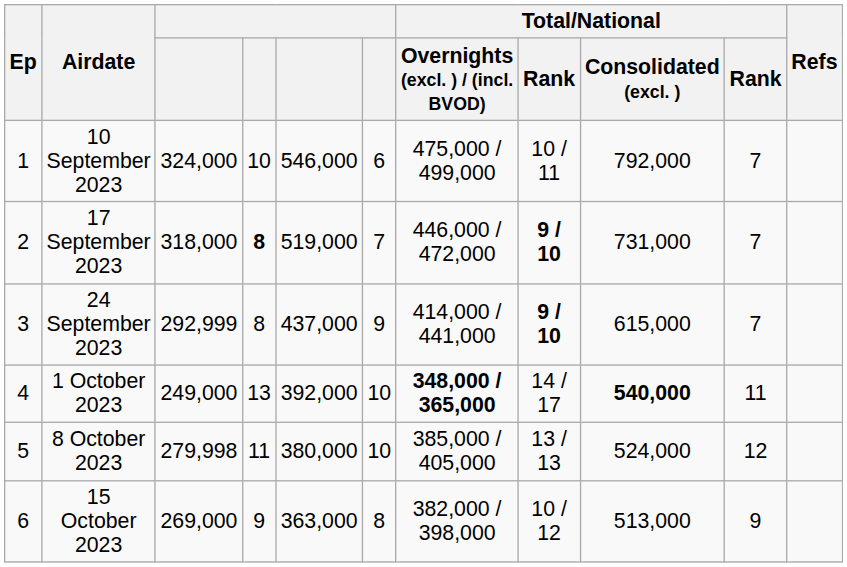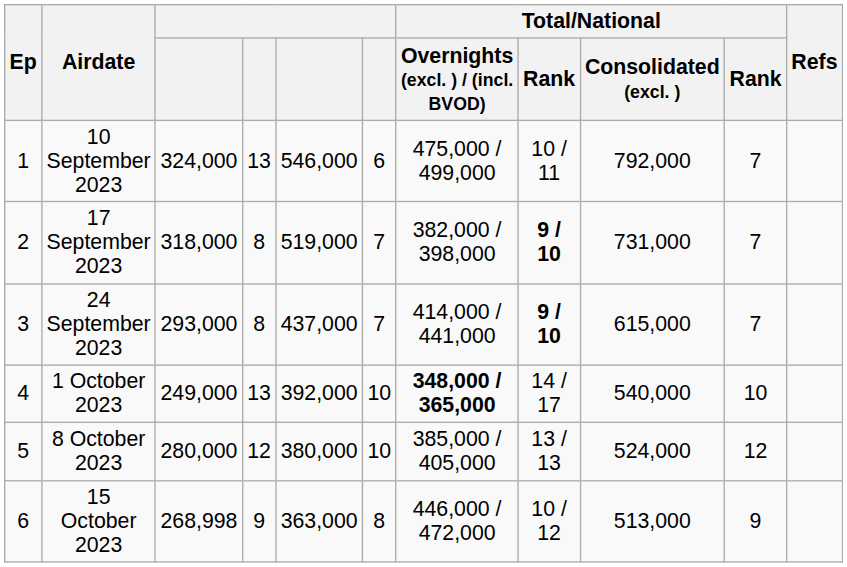(259, 160) 10 -> (259, 160) 13
(259, 242) bold -> (259, 242) normal
(457, 242) 446,000 / 472,000 -> (457, 242) 382,000 / 398,000
(199, 323) 292,999 -> (199, 323) 293,000
(379, 323) 9 -> (379, 323) 7
(652, 393) bold -> (652, 393) normal
(756, 393) 11 -> (756, 393) 10
(199, 451) 279,998 -> (199, 451) 280,000
(259, 451) 11 -> (259, 451) 12
(199, 520) 269,000 -> (199, 520) 268,998
(457, 520) 382,000 / 398,000 -> (457, 520) 446,000 / 472,000
